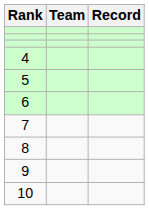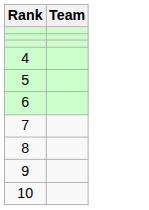- column: (116, 15)
